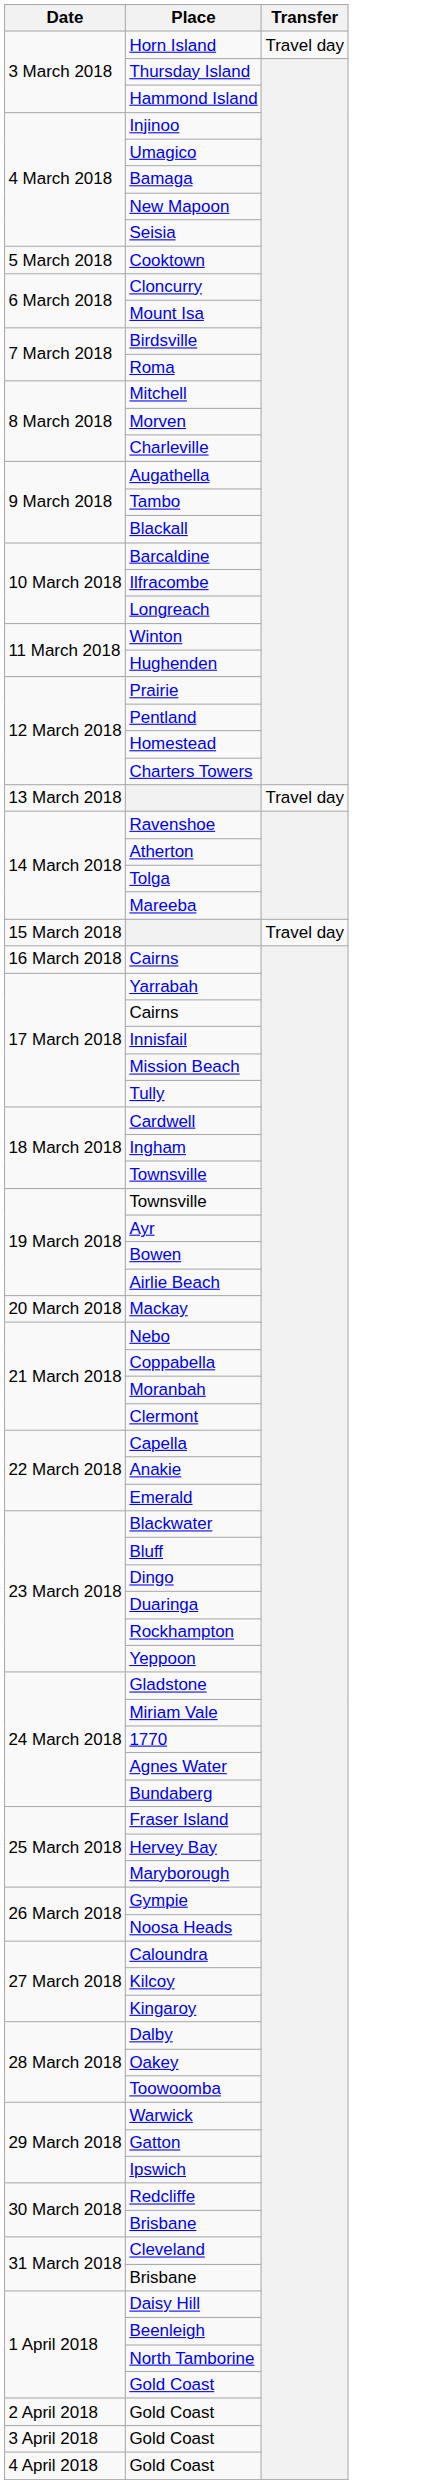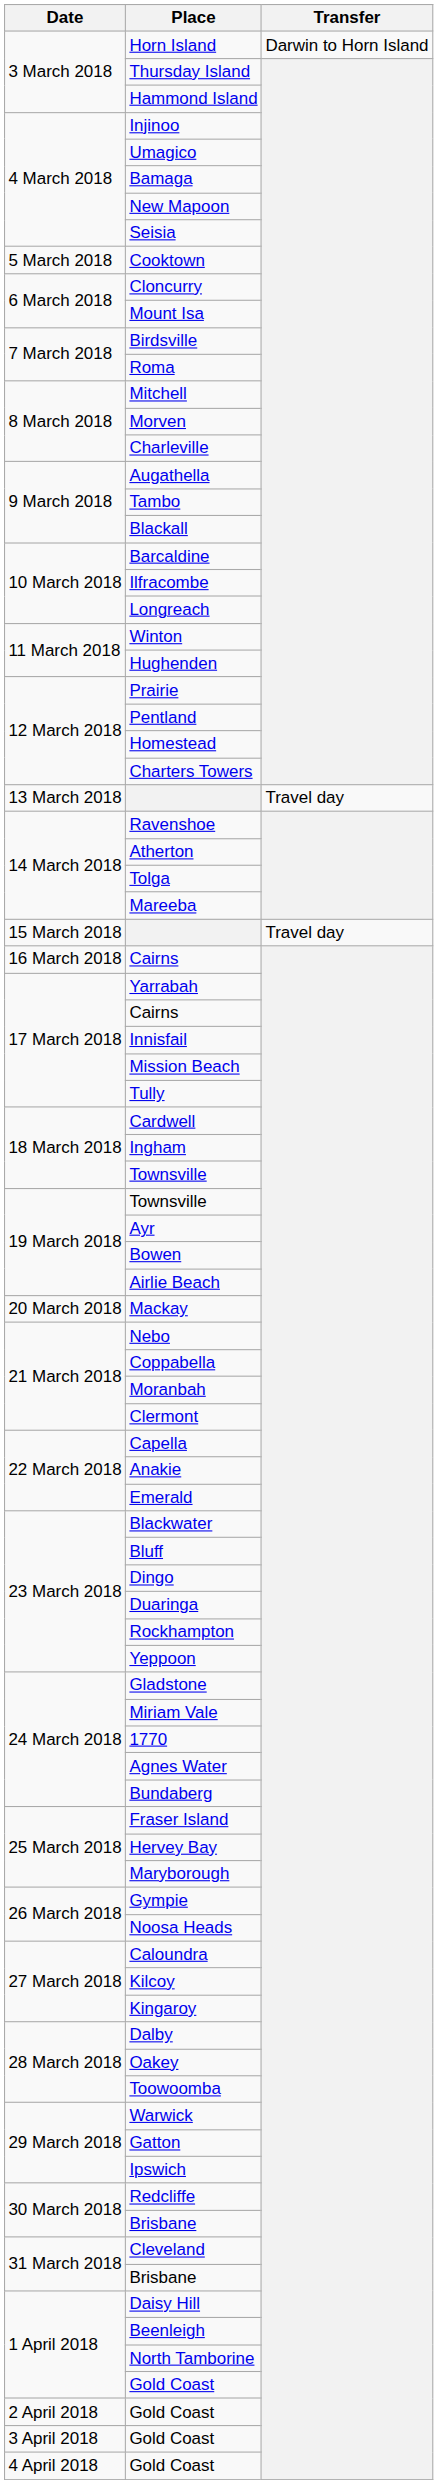(305, 44) Travel day -> (347, 44) Darwin to Horn Island
